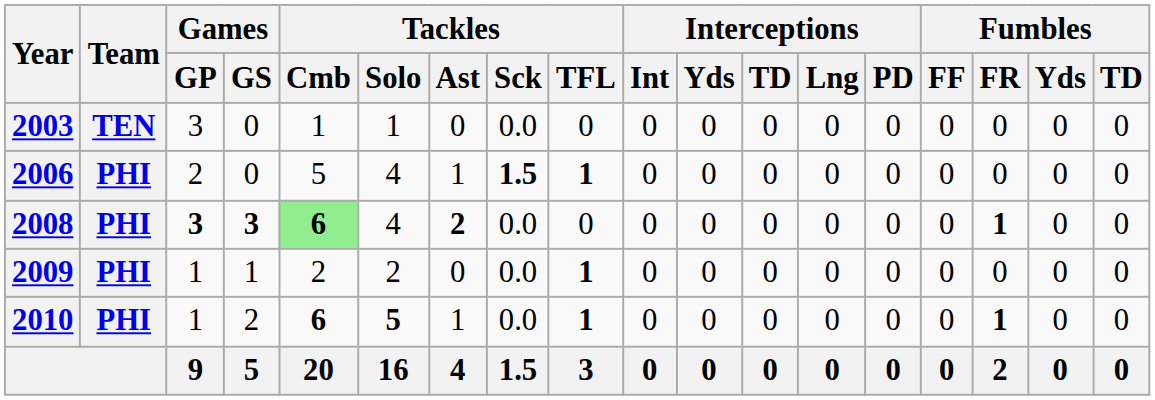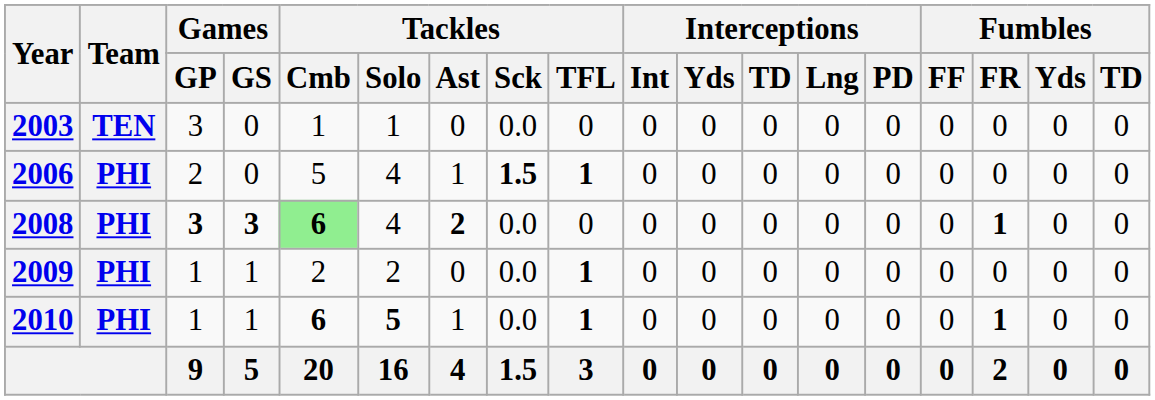(251, 321) 2 -> (251, 321) 1
